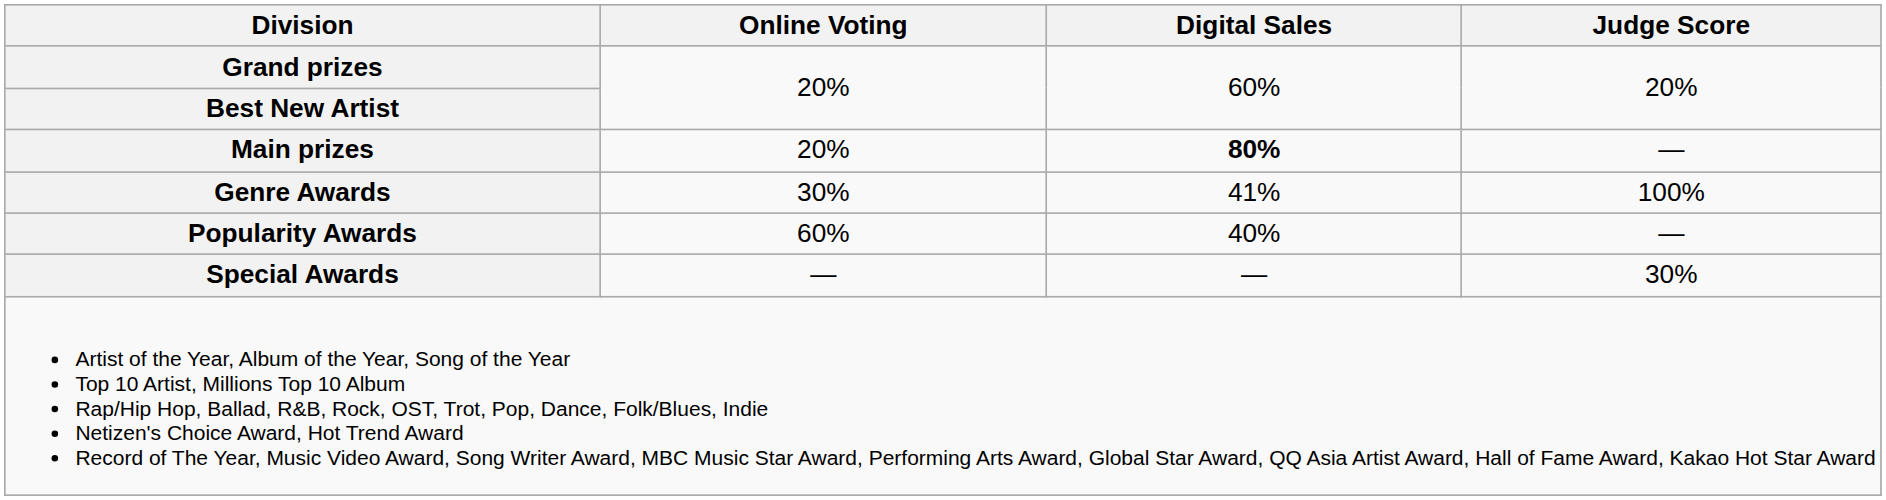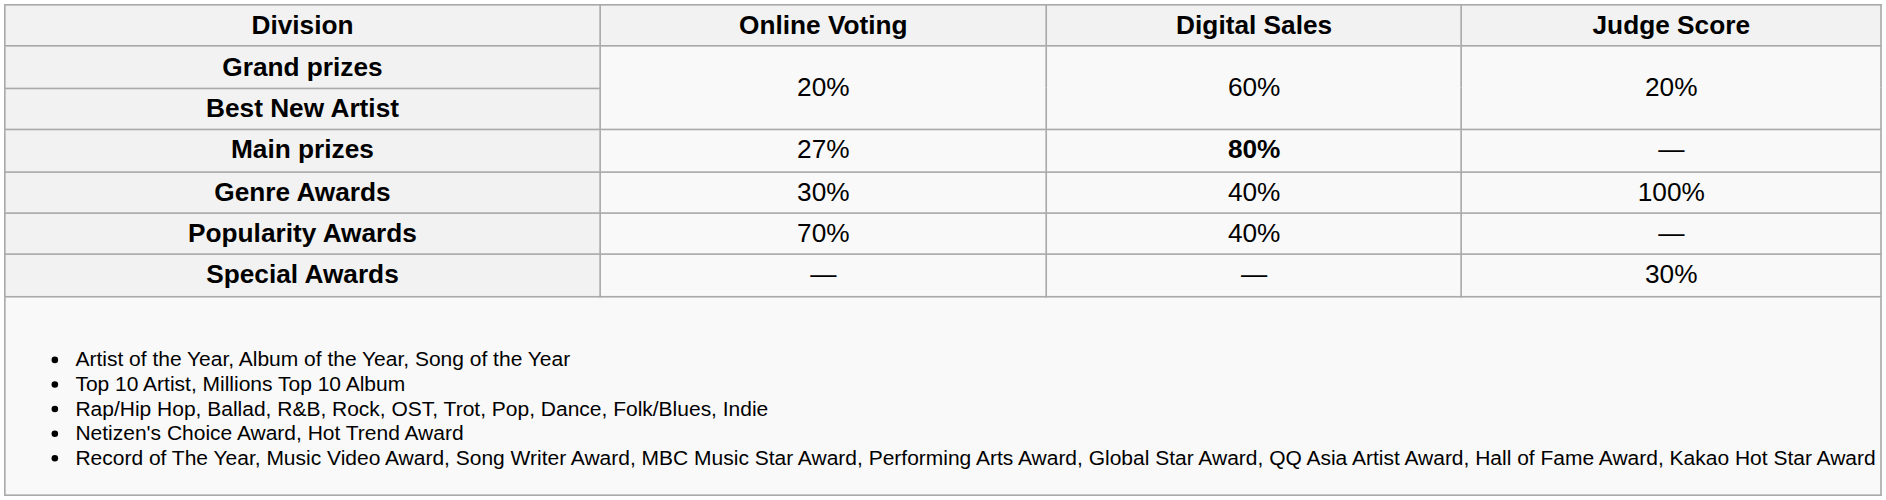(823, 150) 20% -> (823, 150) 27%
(1254, 191) 41% -> (1254, 191) 40%
(823, 233) 60% -> (823, 233) 70%
